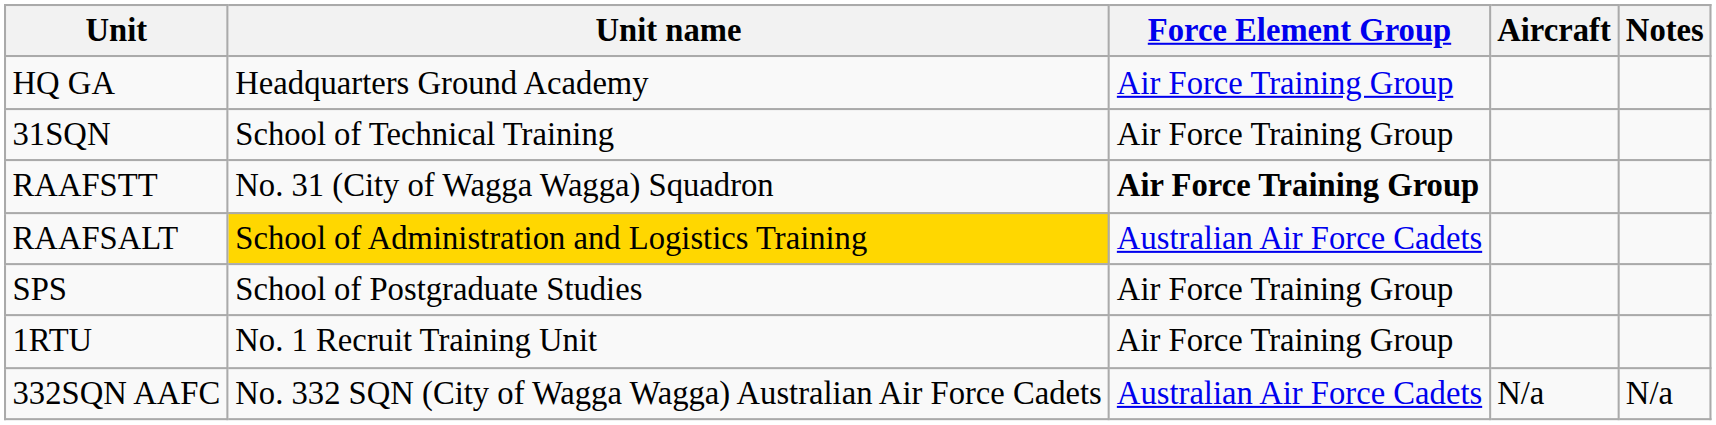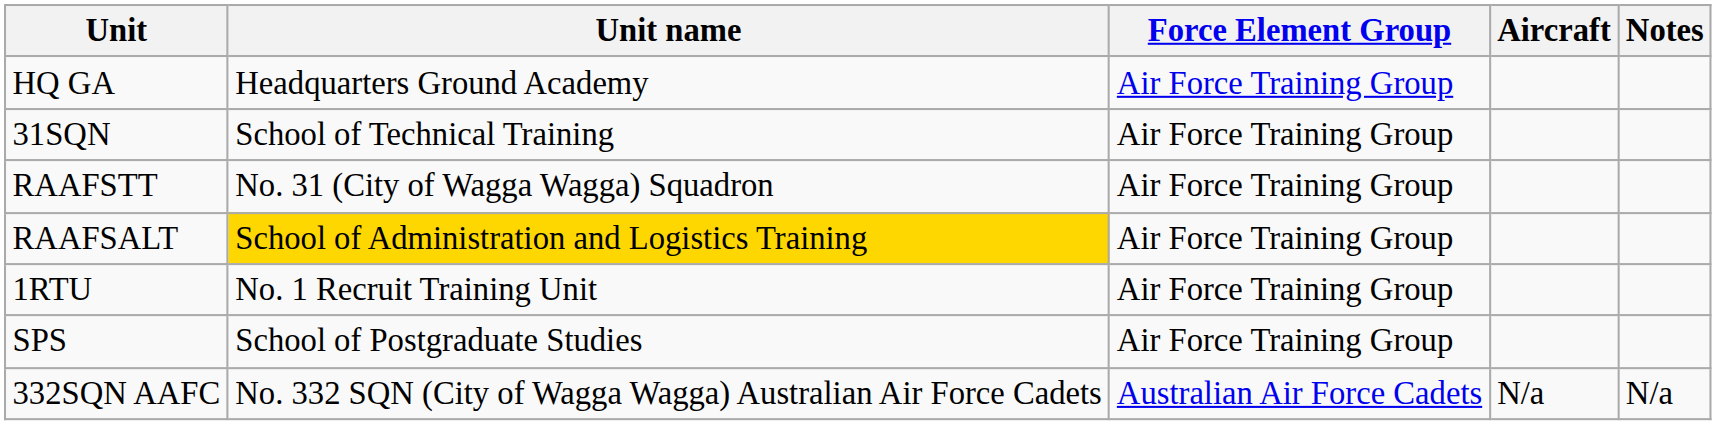(1298, 185) bold -> (1285, 185) normal
(1300, 237) Australian Air Force Cadets -> (1285, 237) Air Force Training Group
rows swapped: (40, 289) <-> (52, 340)
